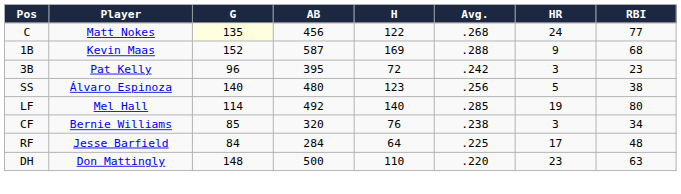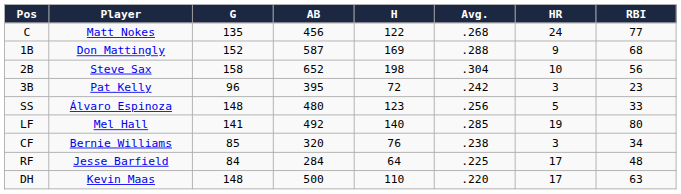(233, 32) lightyellow background -> (233, 32) no background
(121, 51) Kevin Maas -> (121, 51) Don Mattingly
+ row: (27, 69)
(233, 87) 140 -> (233, 106) 148
(636, 87) 38 -> (636, 106) 33
(233, 106) 114 -> (233, 124) 141
(121, 161) Don Mattingly -> (121, 180) Kevin Maas
(555, 161) 23 -> (555, 180) 17
